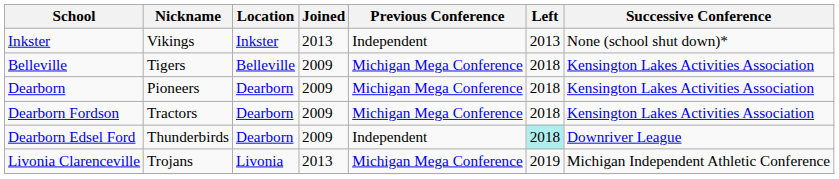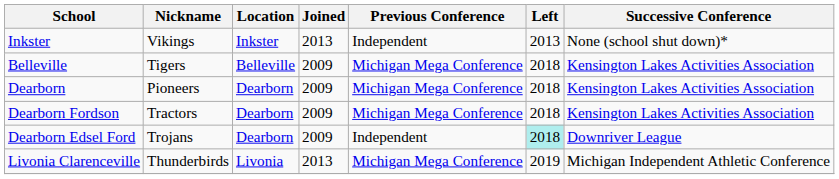(188, 137) Thunderbirds -> (170, 137) Trojans
(170, 161) Trojans -> (188, 161) Thunderbirds
